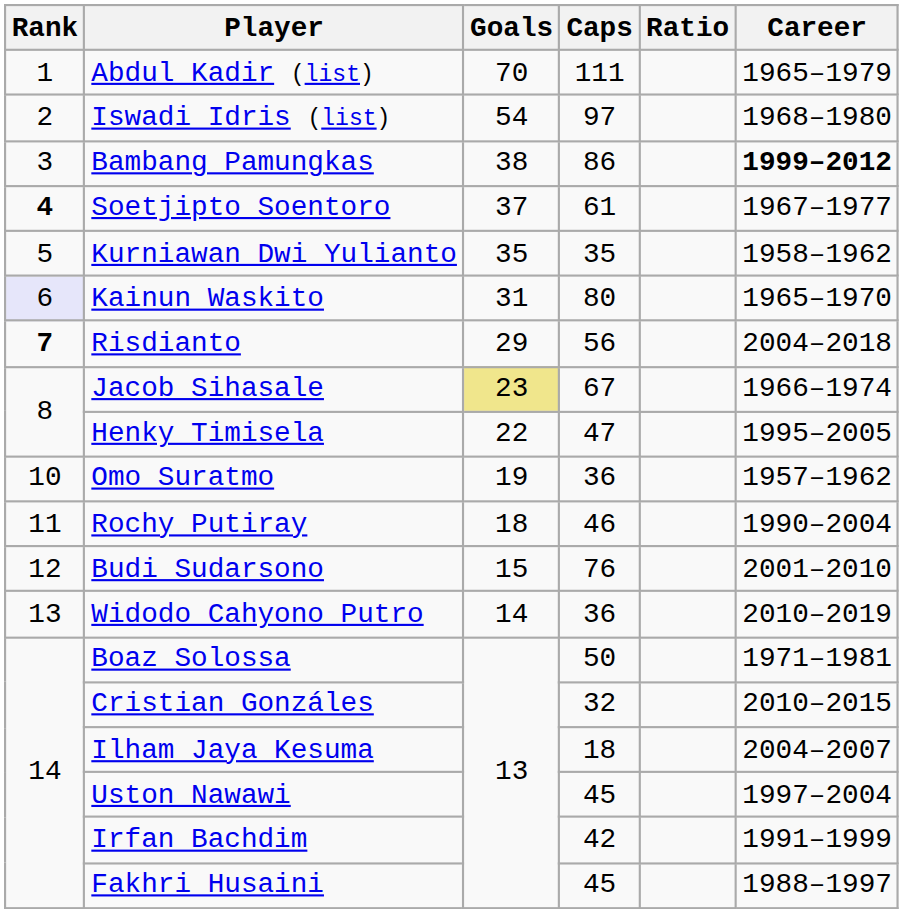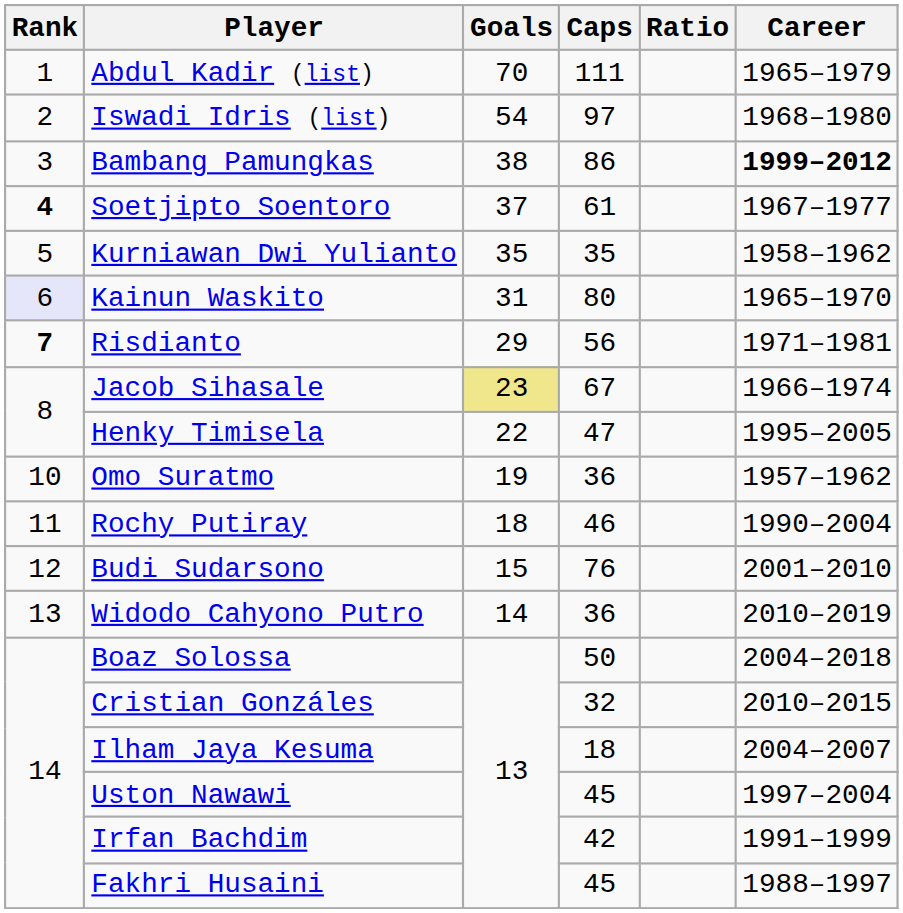(817, 344) 2004–2018 -> (817, 344) 1971–1981
(817, 659) 1971–1981 -> (817, 659) 2004–2018
